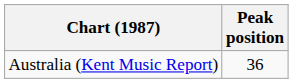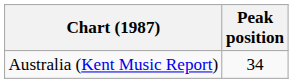(255, 64) 36 -> (255, 64) 34
